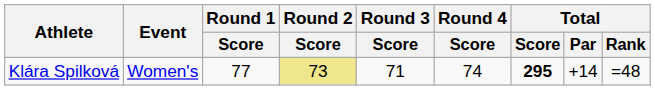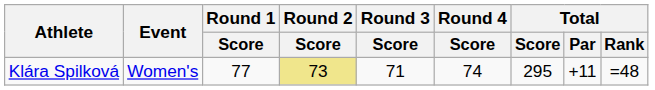(538, 72) bold -> (538, 72) normal
(583, 72) +14 -> (582, 72) +11
